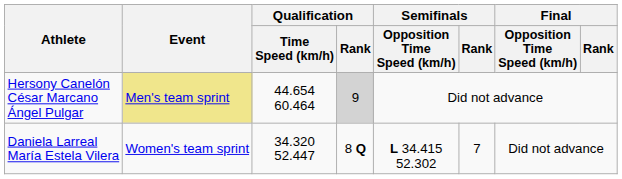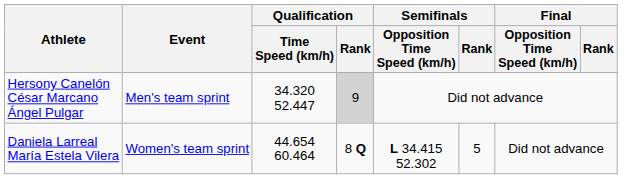(177, 98) khaki background -> (177, 98) no background
(295, 98) 44.654 60.464 -> (295, 98) 34.320 52.447
(295, 149) 34.320 52.447 -> (295, 149) 44.654 60.464
(477, 149) 7 -> (477, 149) 5
